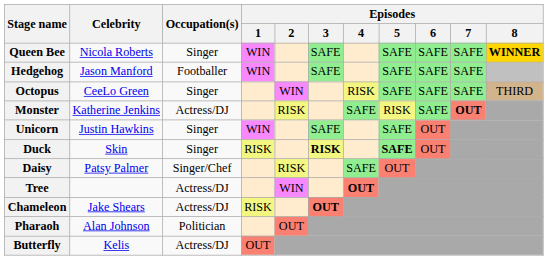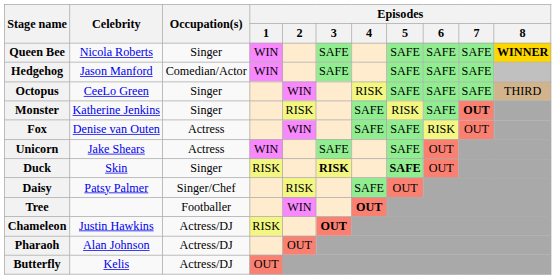(202, 71) Footballer -> (206, 71) Comedian/Actor
(202, 110) Actress/DJ -> (206, 110) Singer
+ row: (37, 129)
(116, 129) Justin Hawkins -> (116, 149) Jake Shears
(202, 129) Singer -> (206, 149) Actress
(202, 187) Actress/DJ -> (206, 206) Footballer
(116, 206) Jake Shears -> (116, 226) Justin Hawkins
(202, 226) Politician -> (206, 245) Actress/DJ
